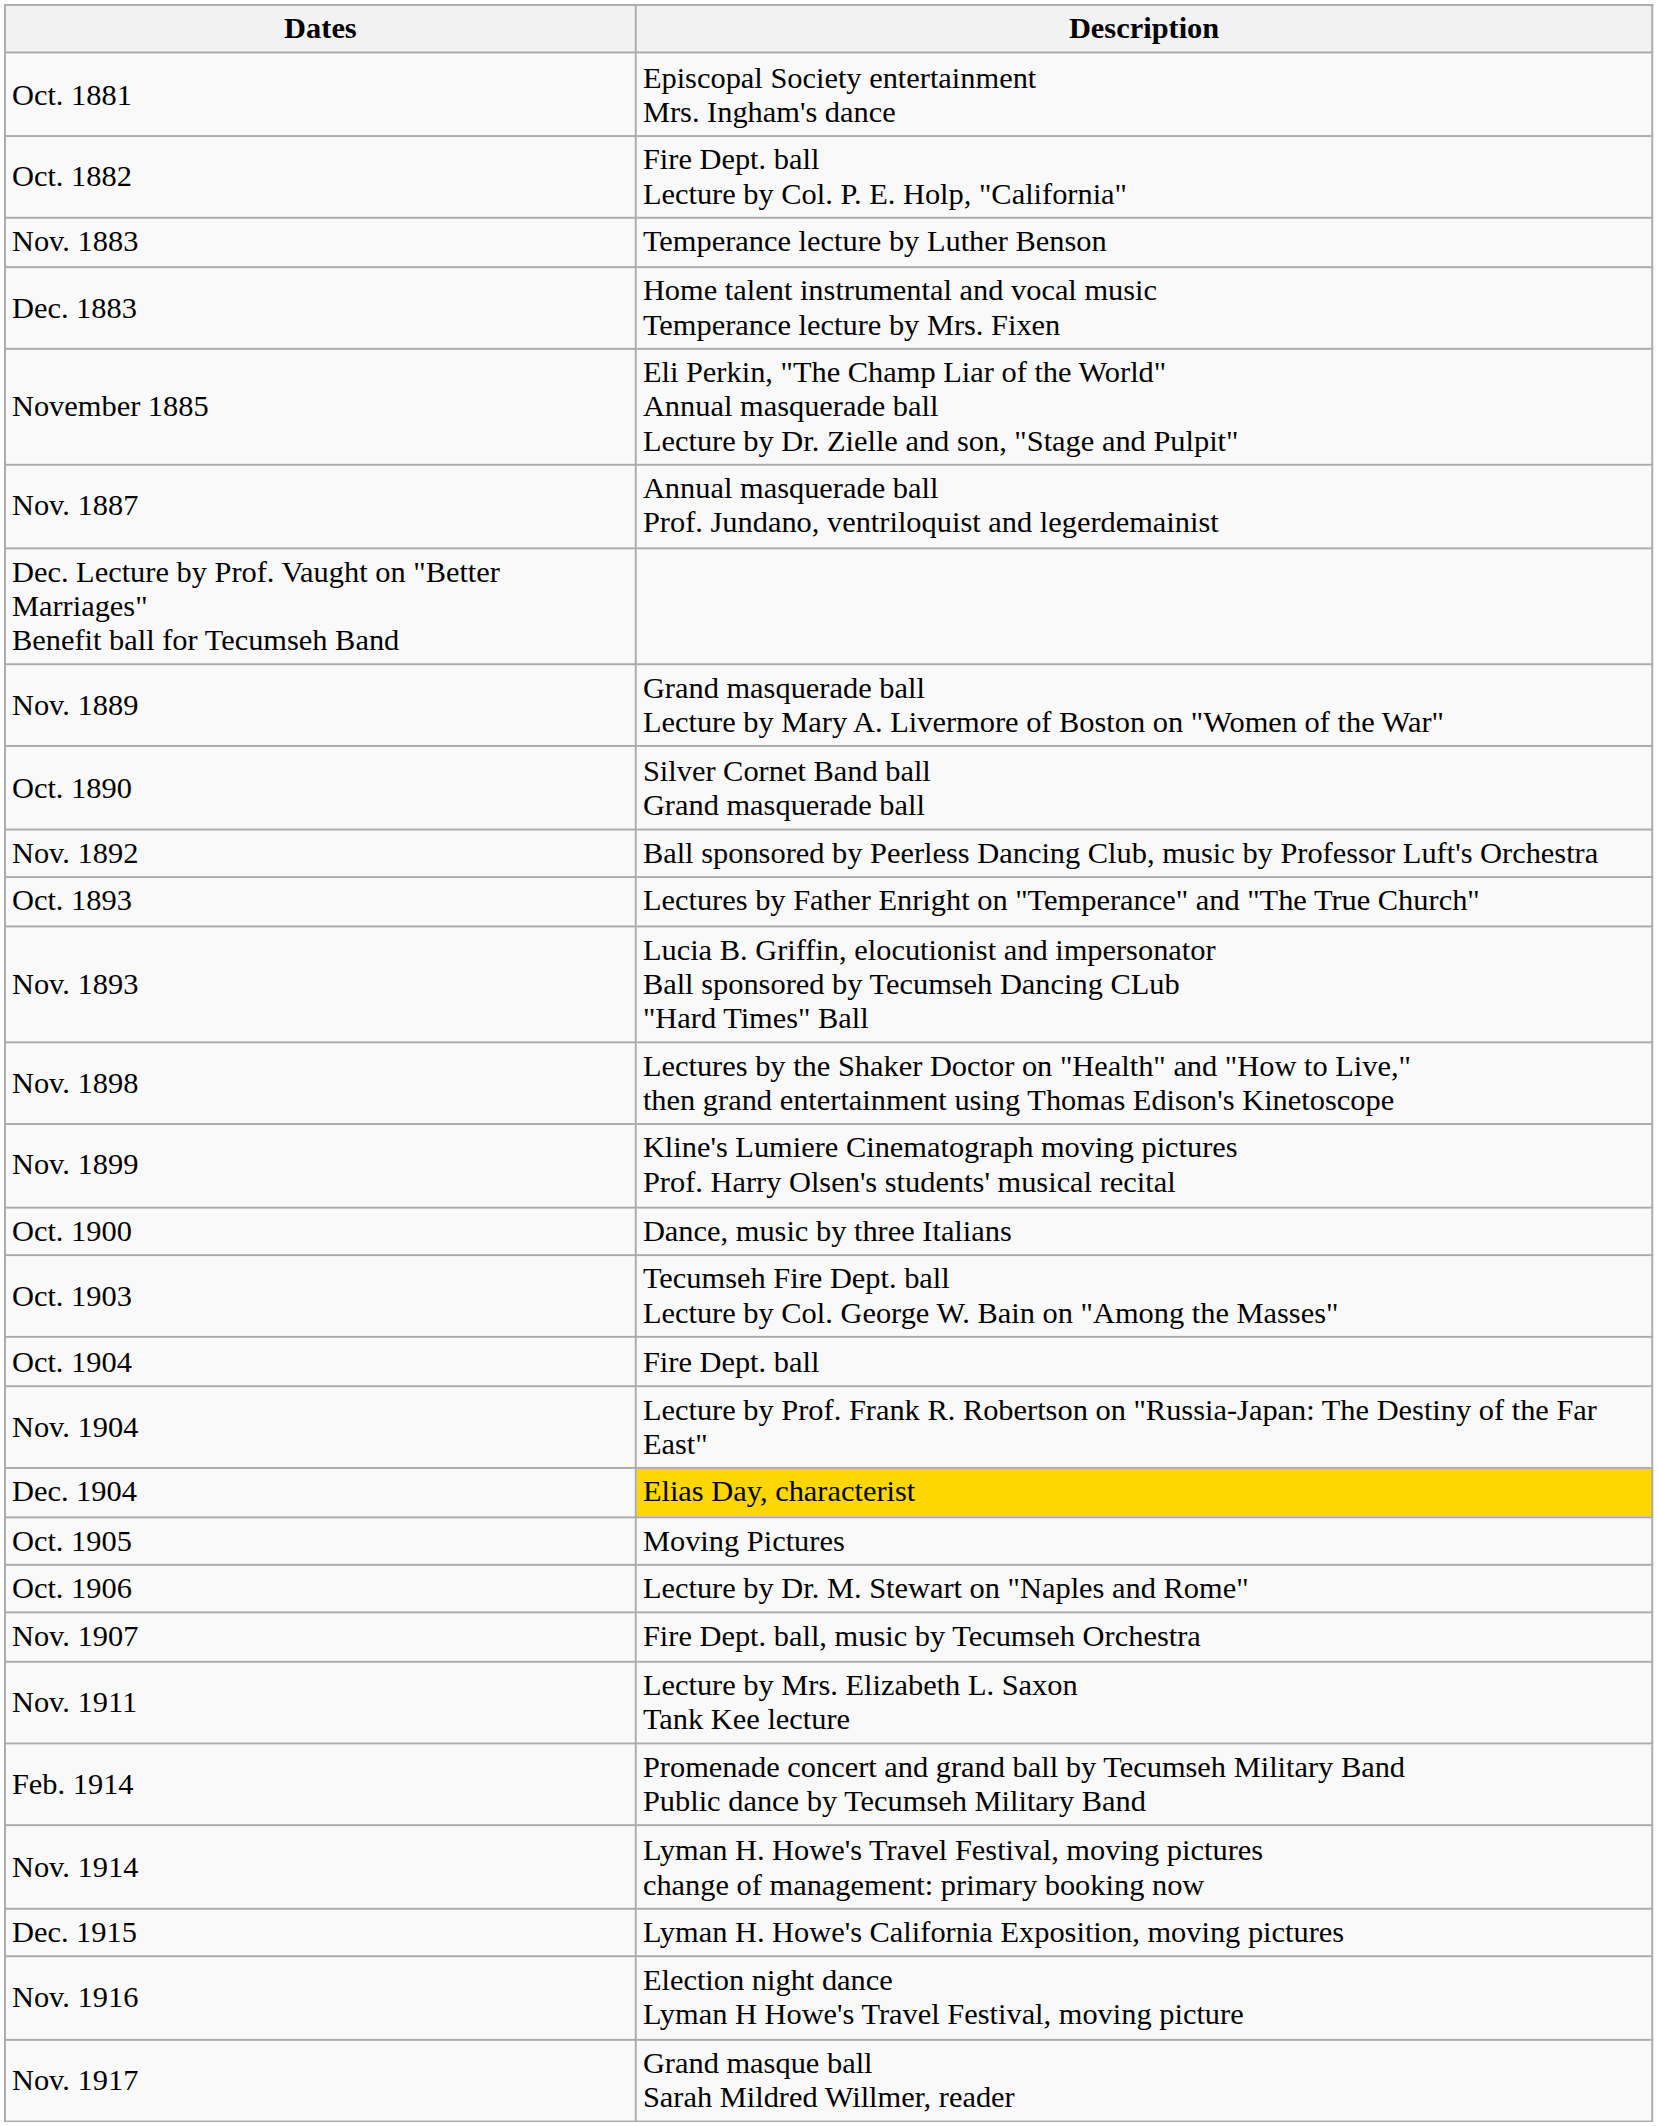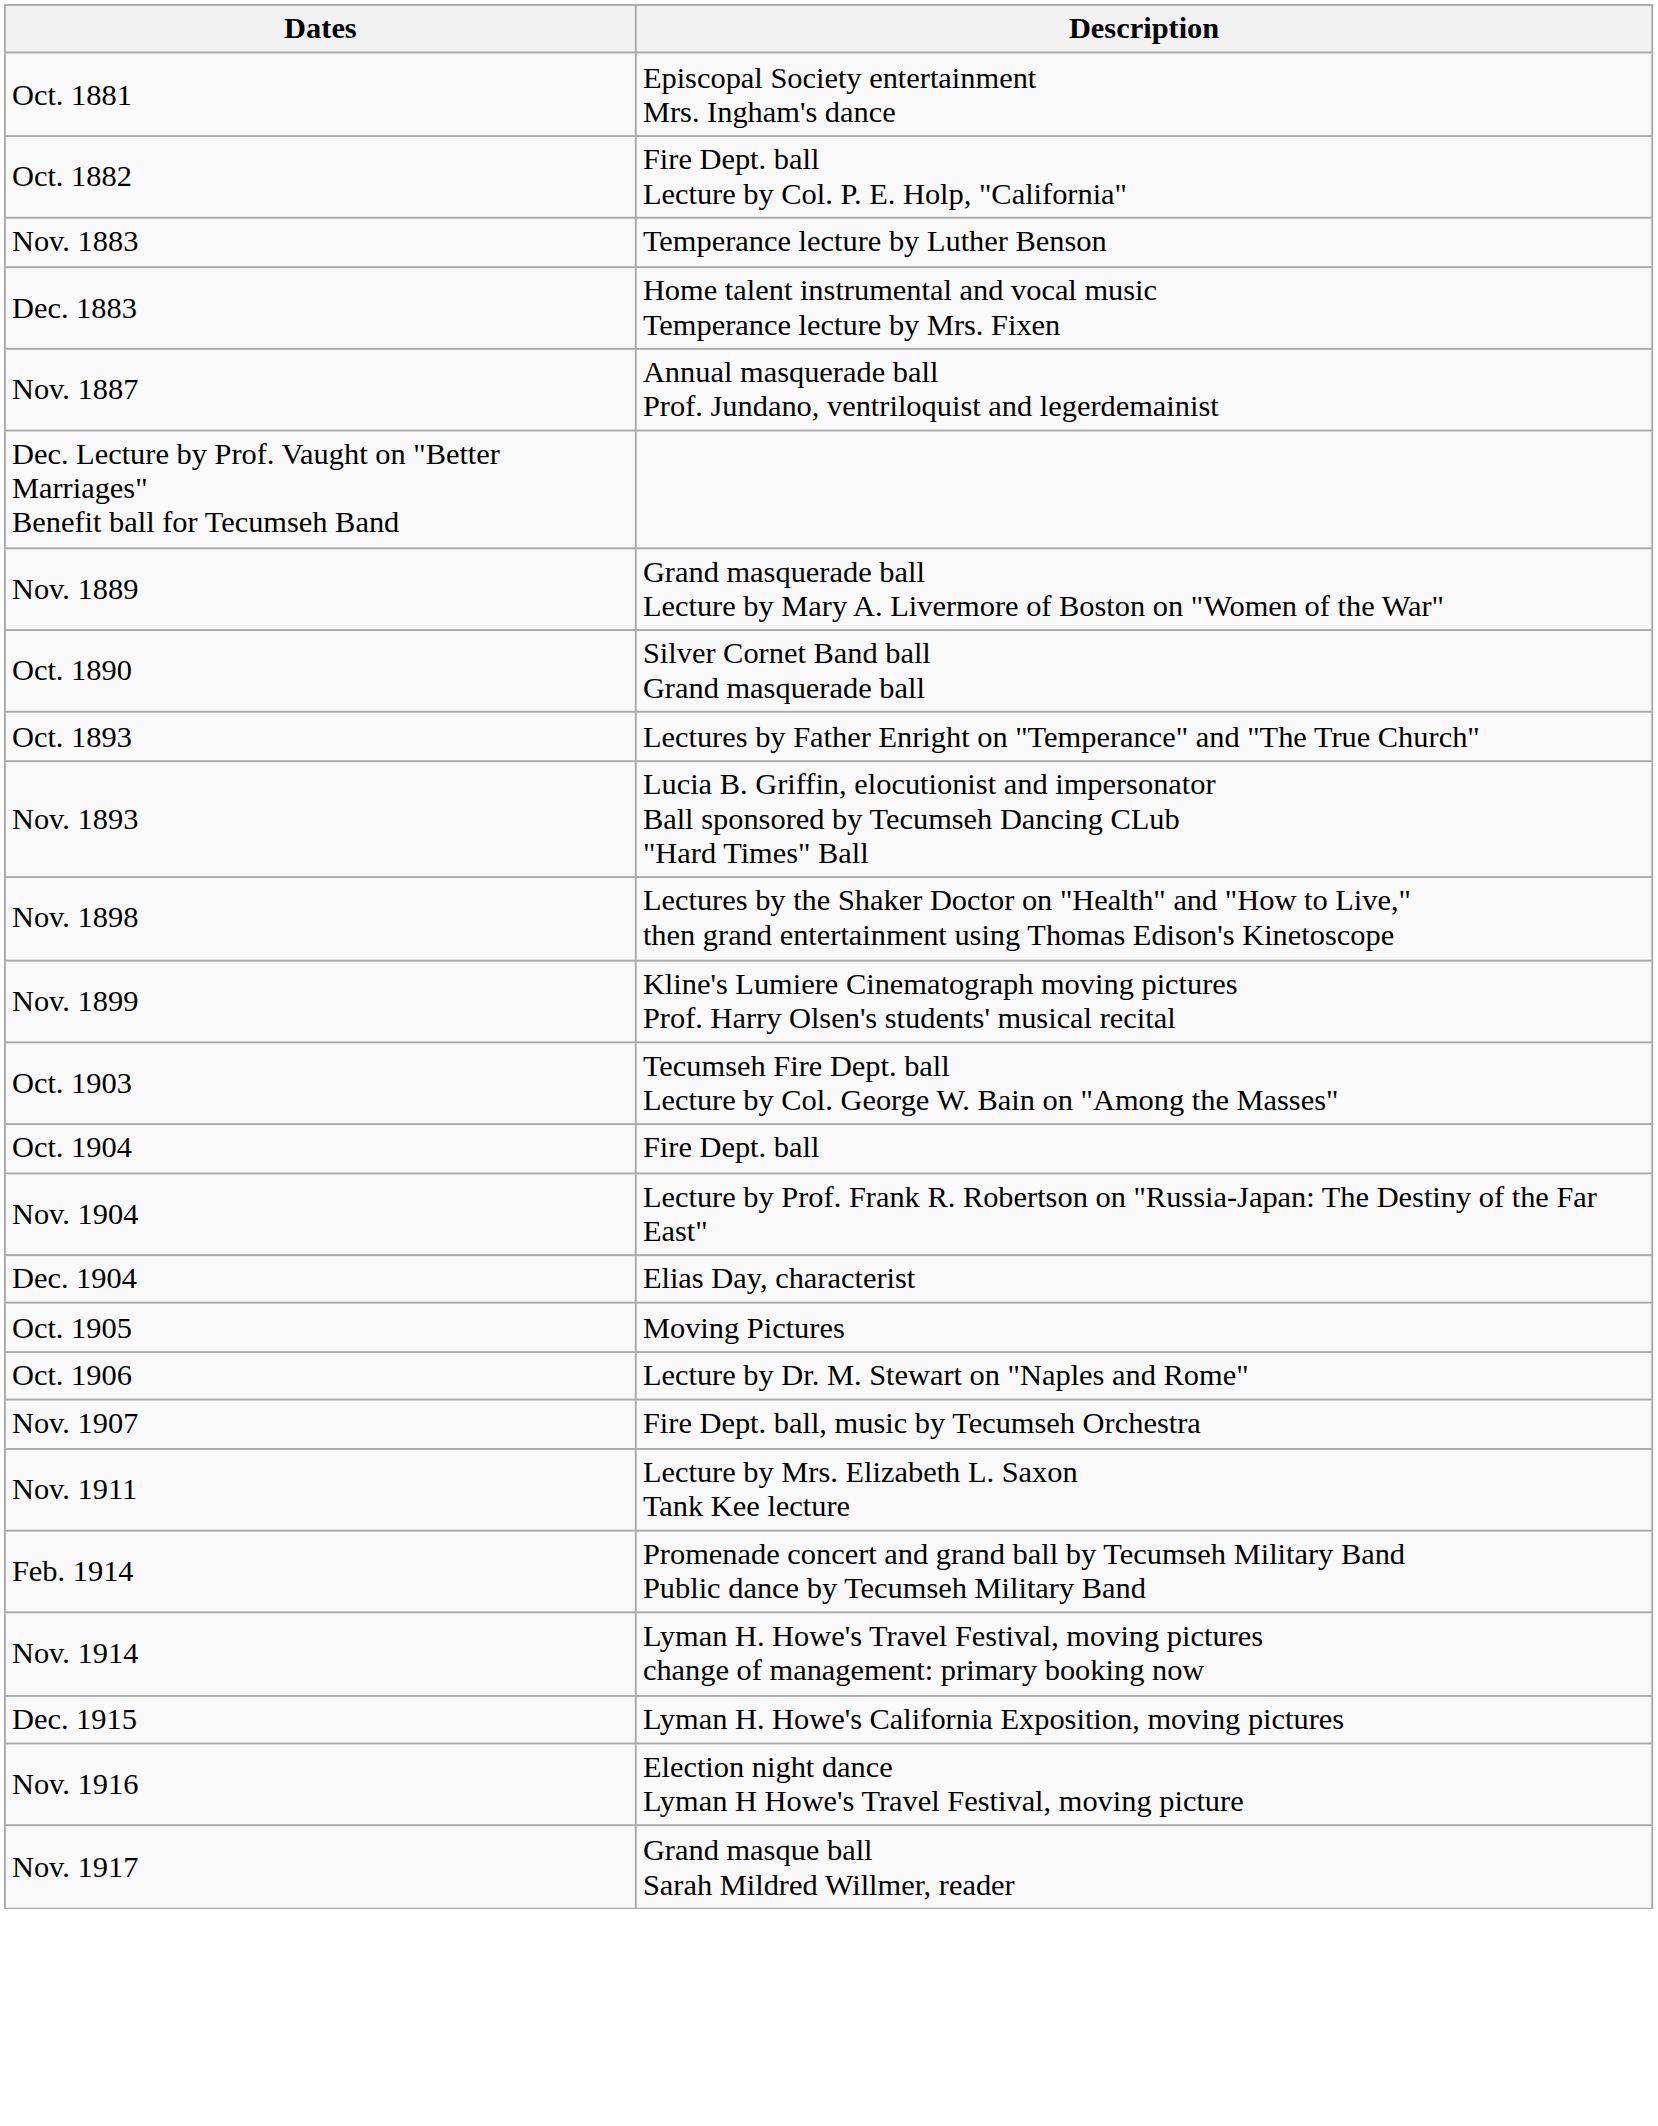- row: (110, 406)
- row: (75, 852)
- row: (72, 1230)
(779, 1491) gold background -> (779, 1278) no background
